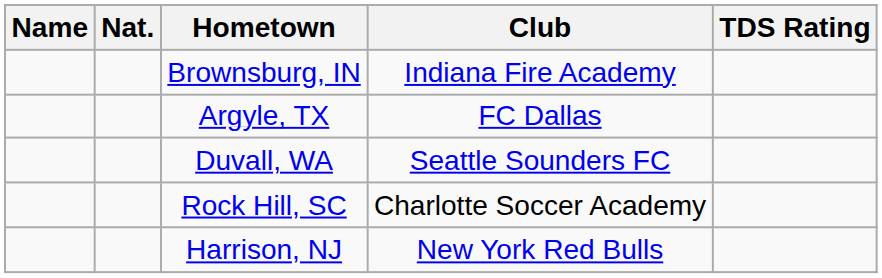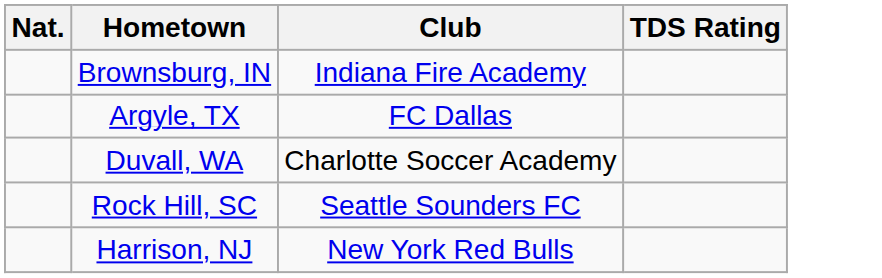- column: (50, 28)
(540, 161) Seattle Sounders FC -> (450, 161) Charlotte Soccer Academy
(540, 205) Charlotte Soccer Academy -> (450, 205) Seattle Sounders FC
